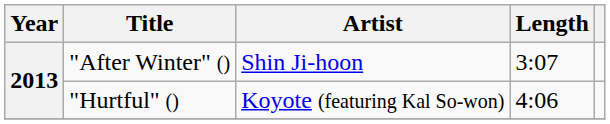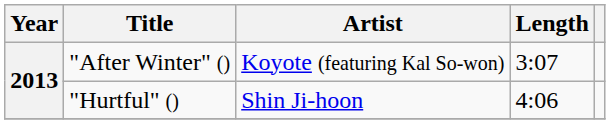(302, 61) Shin Ji-hoon -> (373, 61) Koyote (featuring Kal So-won)
(373, 99) Koyote (featuring Kal So-won) -> (302, 99) Shin Ji-hoon
